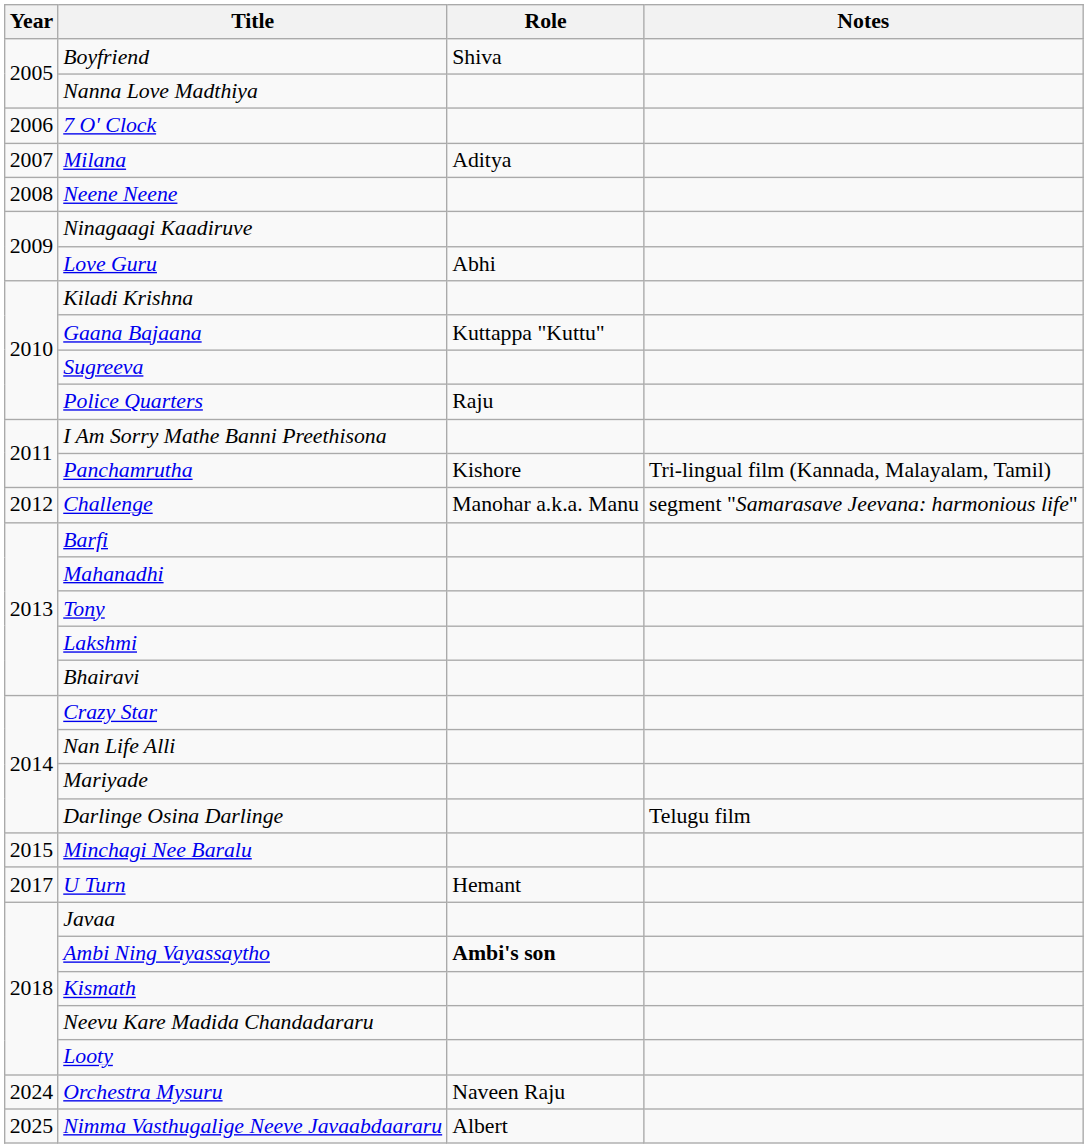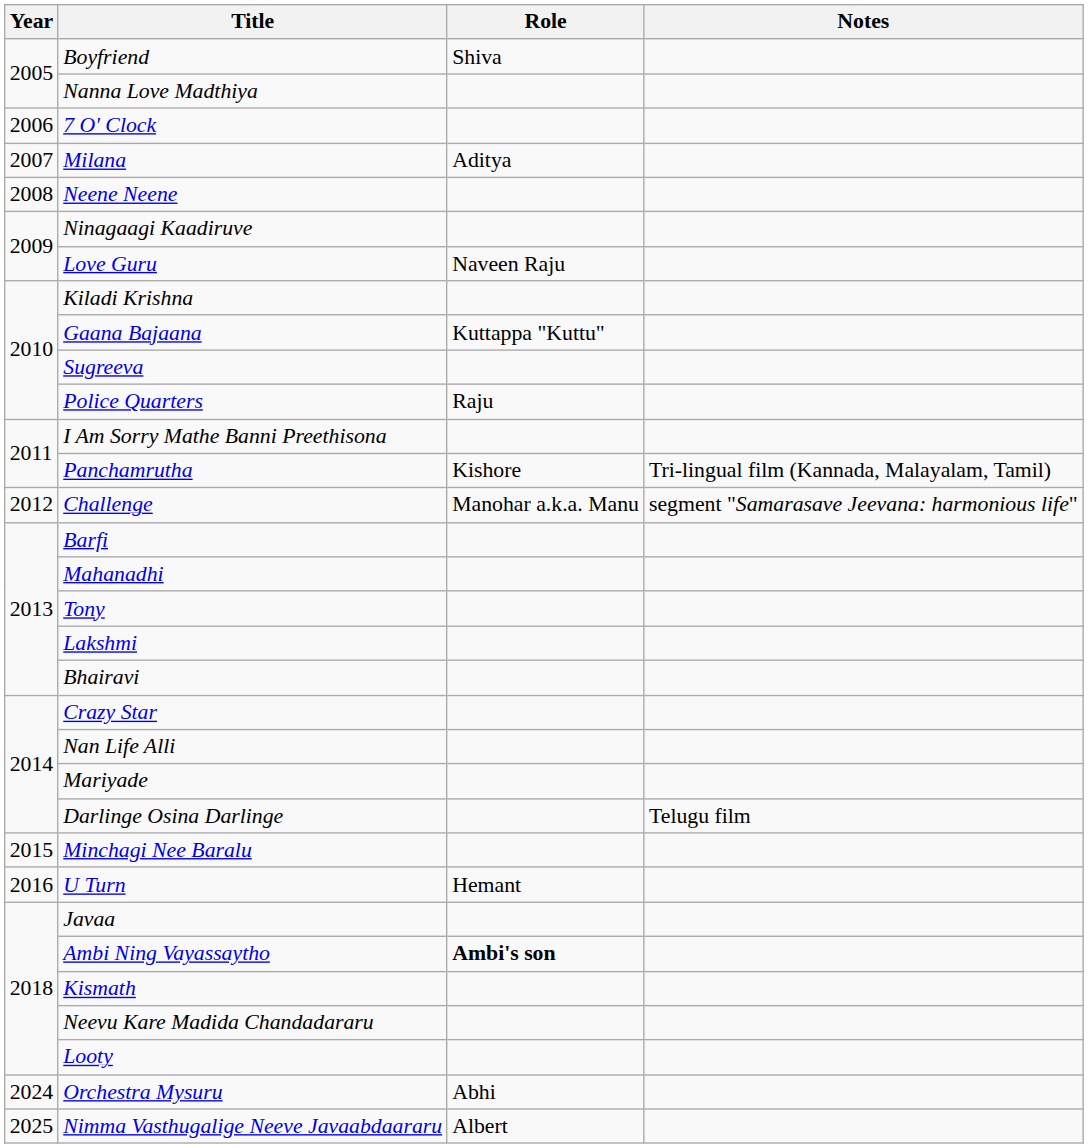(474, 263) Abhi -> (509, 263) Naveen Raju
(31, 884) 2017 -> (31, 884) 2016
(509, 1091) Naveen Raju -> (474, 1091) Abhi
